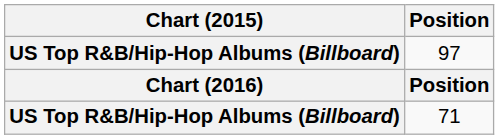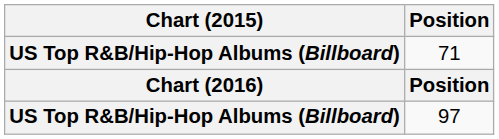rows swapped: (449, 117) <-> (449, 52)
